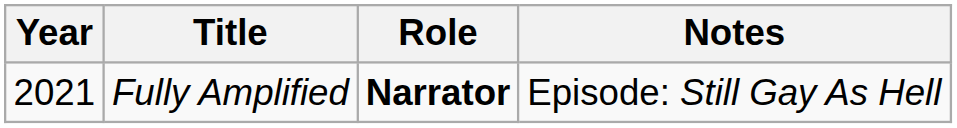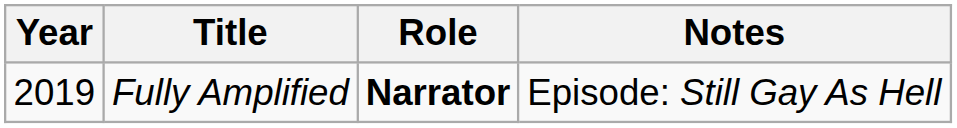(54, 91) 2021 -> (54, 91) 2019
